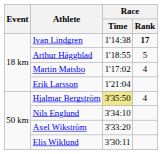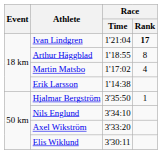(118, 41) 1'14:38 -> (118, 41) 1'21:04
(145, 55) 5 -> (145, 55) 8
(118, 84) 1'21:04 -> (118, 84) 1'14:38
(118, 99) khaki background -> (118, 99) no background
(145, 99) 4 -> (145, 99) 1
